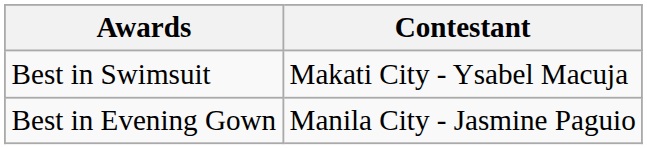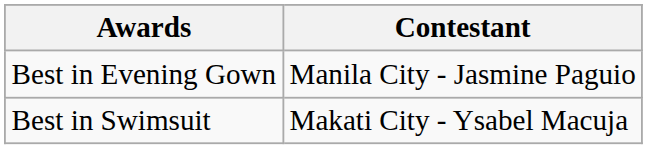rows swapped: (111, 73) <-> (144, 119)
